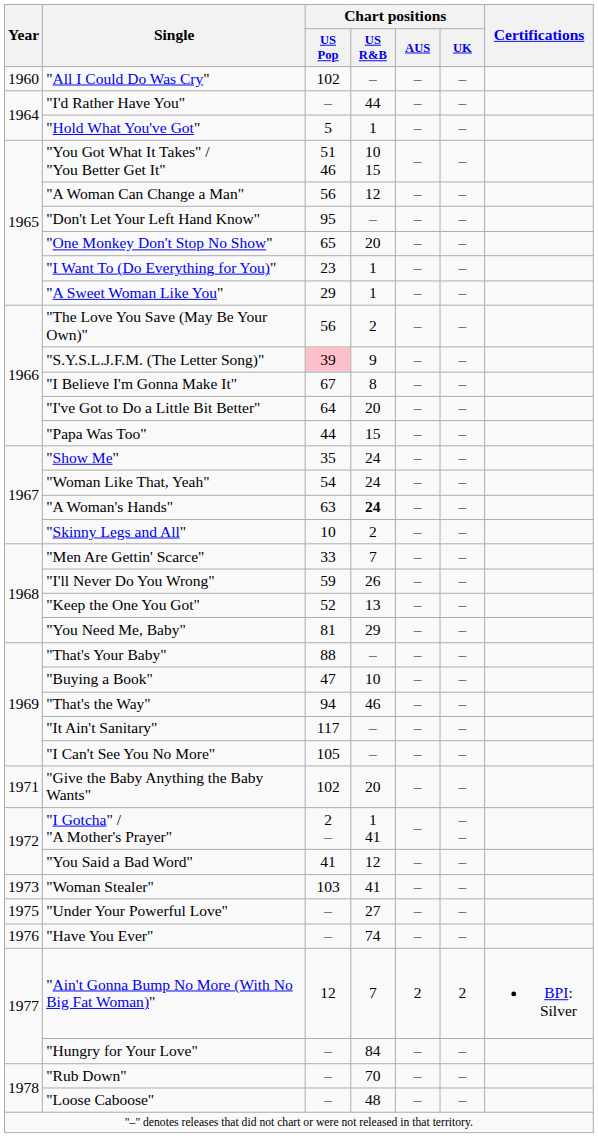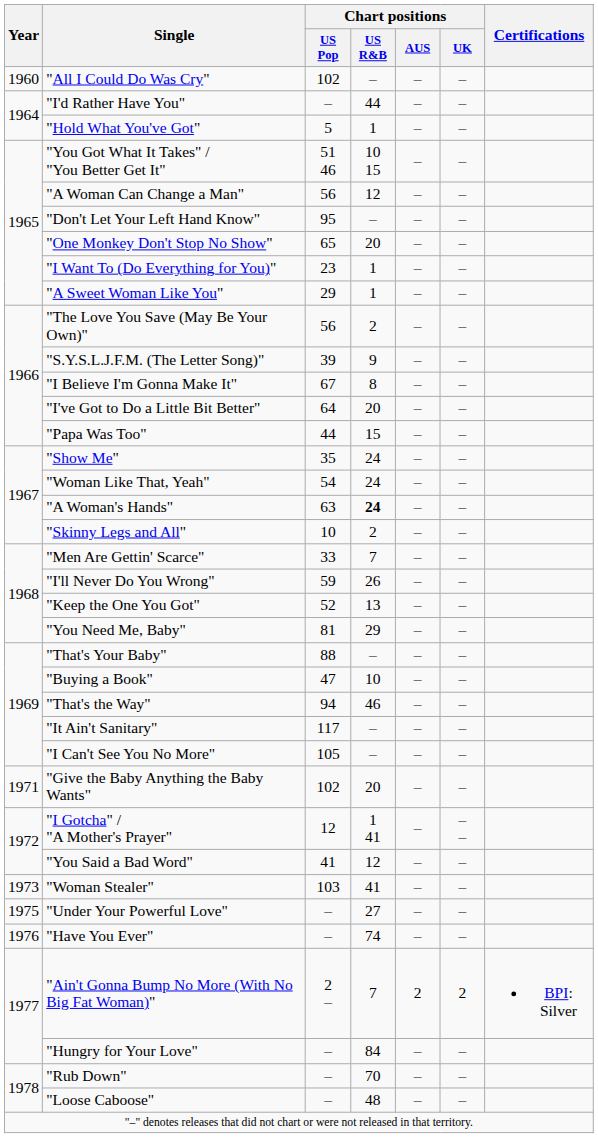(328, 359) pink background -> (328, 359) no background
(328, 828) 2 – -> (328, 828) 12
(328, 993) 12 -> (328, 993) 2 –
